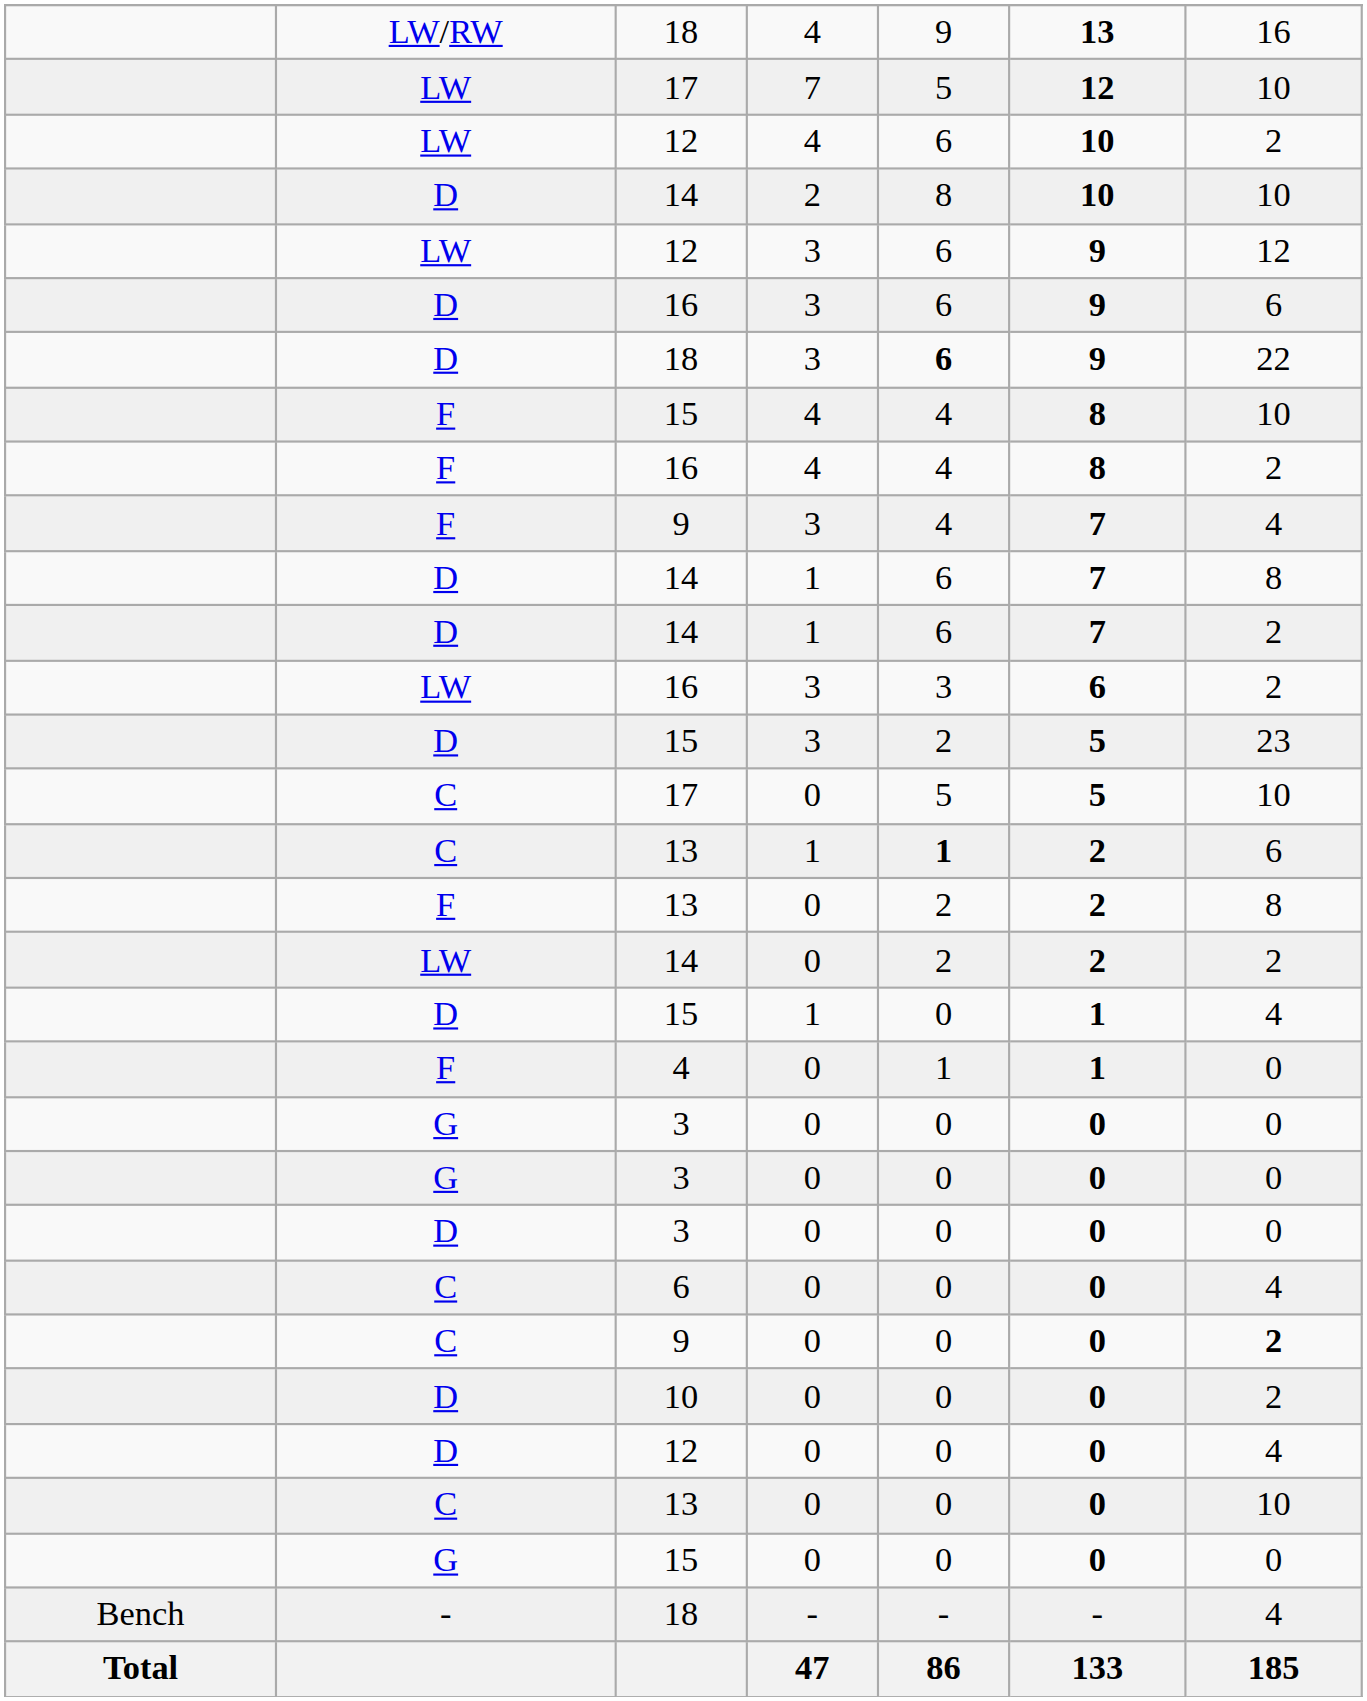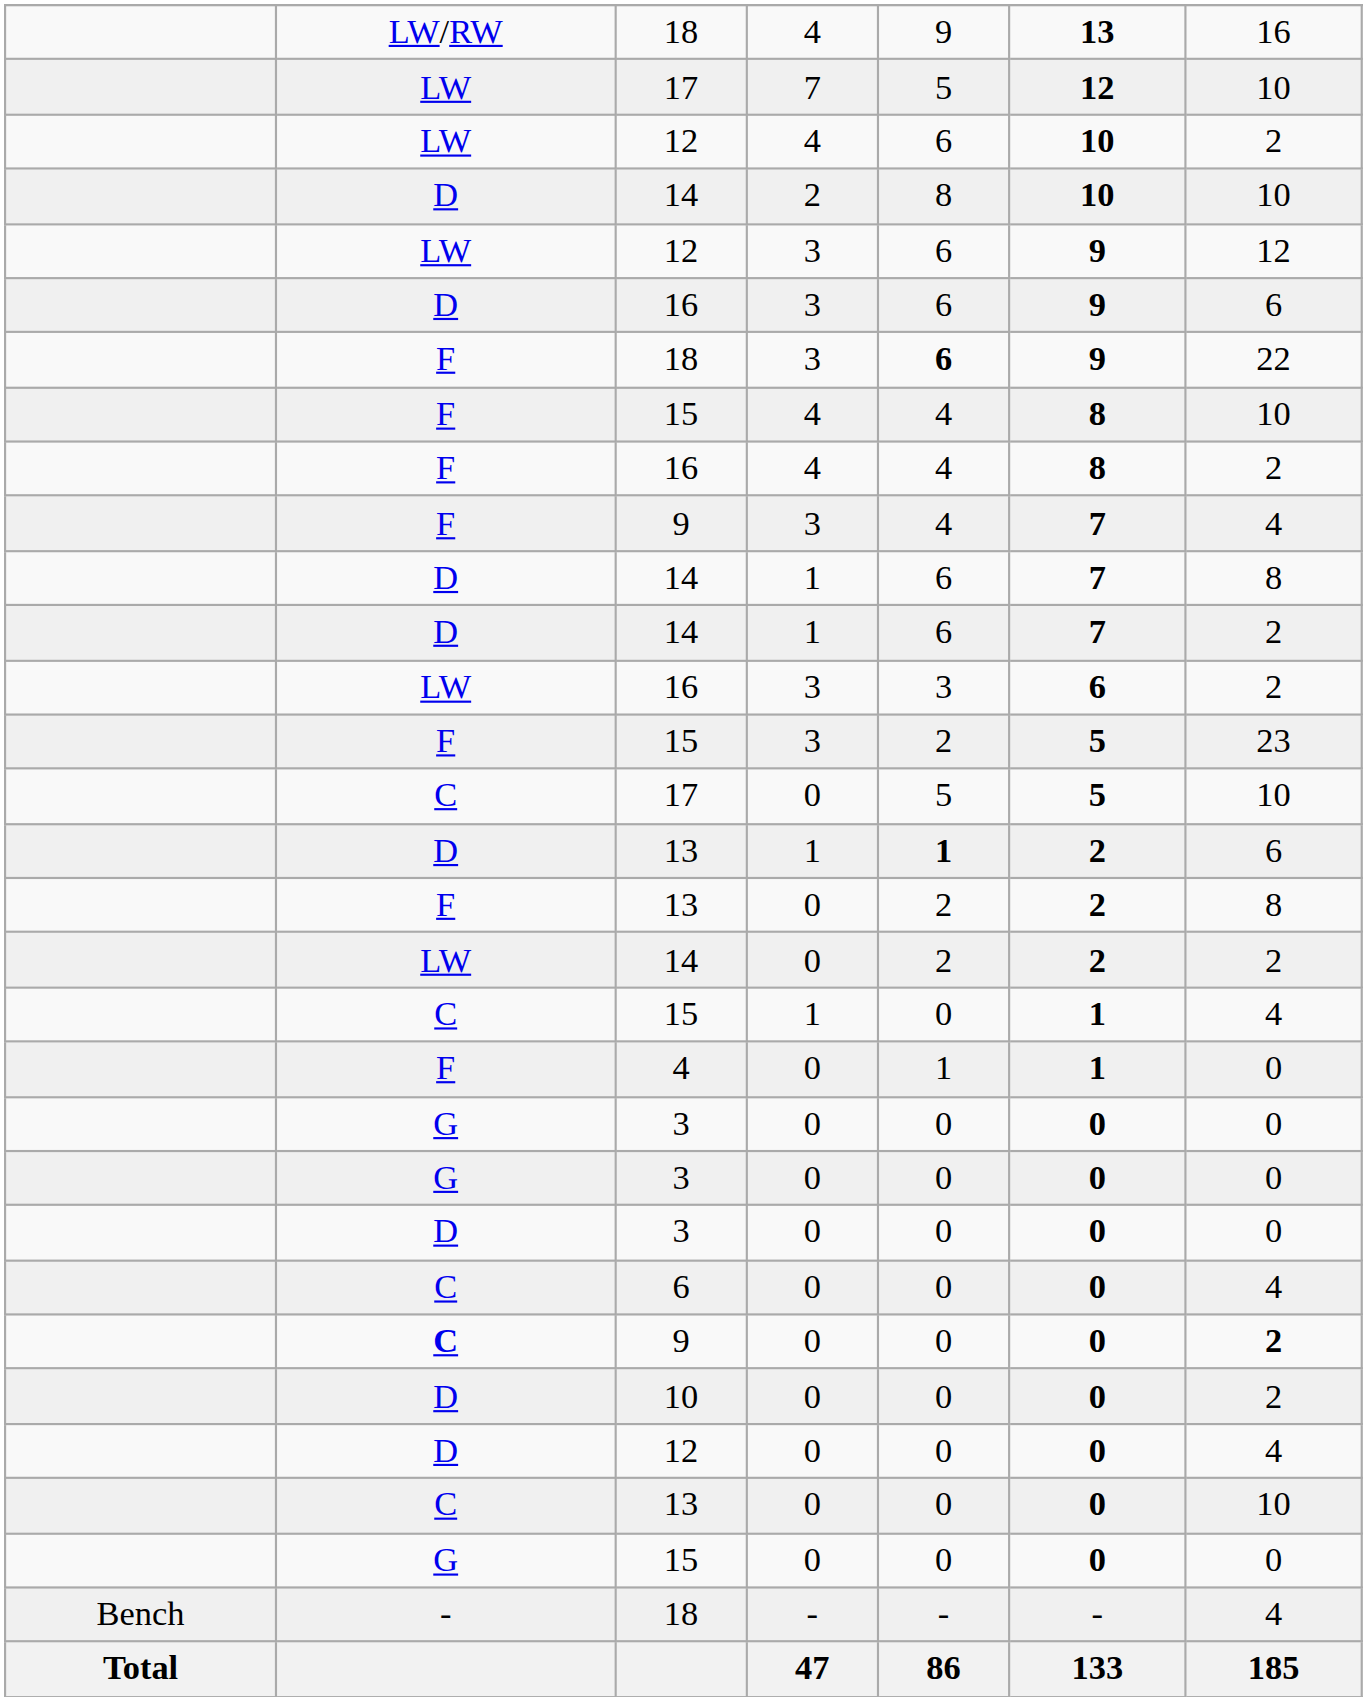(446, 359) D -> (446, 359) F
(446, 741) D -> (446, 741) F
(446, 850) C -> (446, 850) D
(446, 1013) D -> (446, 1013) C
(446, 1341) normal -> (446, 1341) bold
